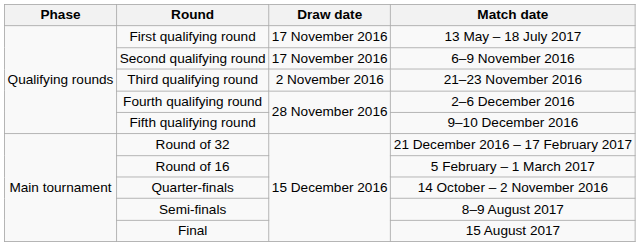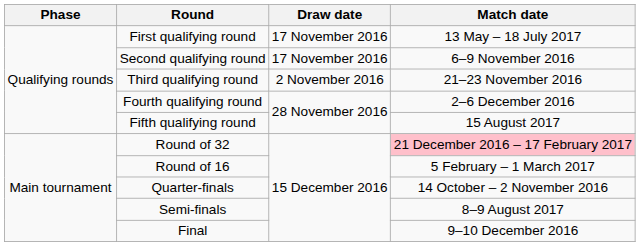(513, 123) 9–10 December 2016 -> (513, 123) 15 August 2017
(513, 144) no background -> (513, 144) pink background
(513, 230) 15 August 2017 -> (513, 230) 9–10 December 2016
